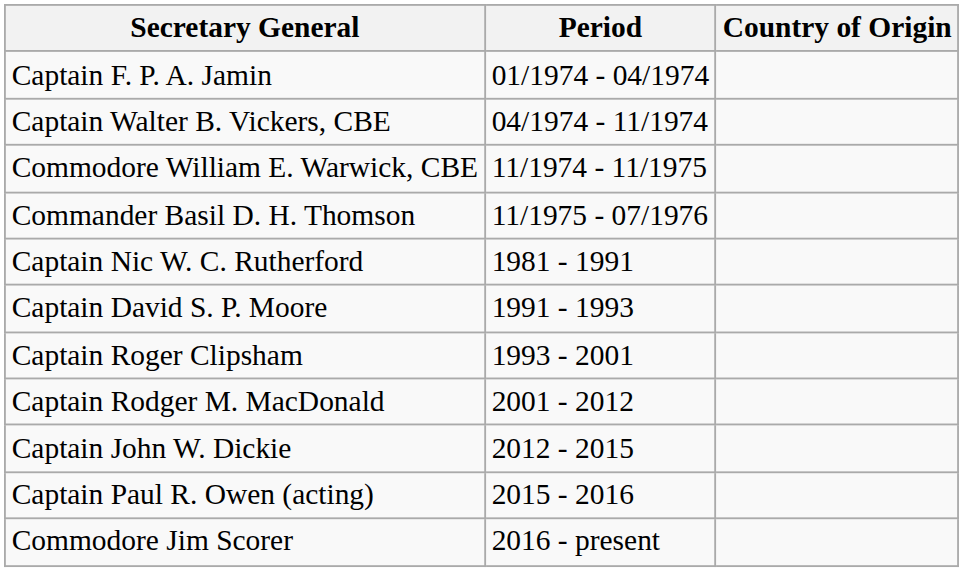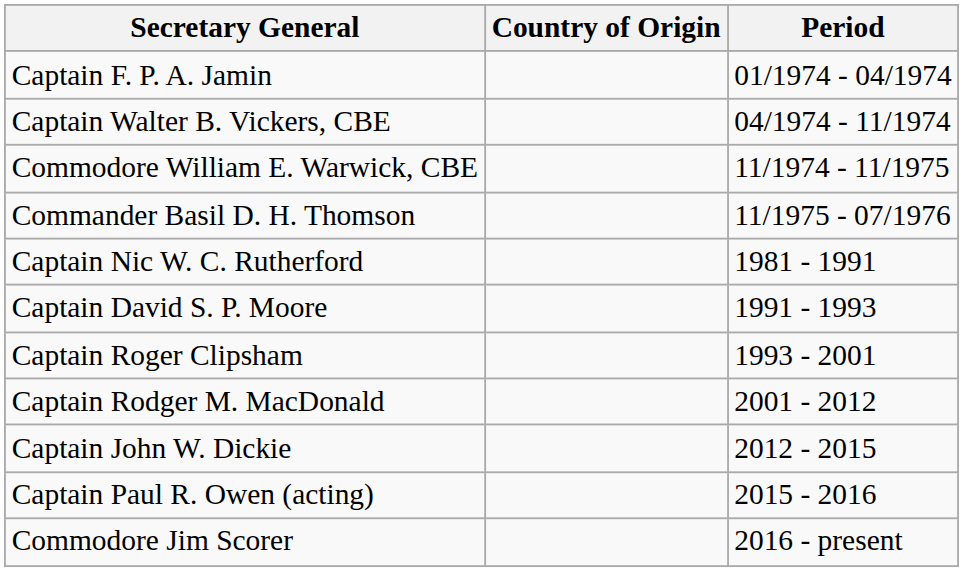columns swapped: (600, 27) <-> (837, 27)
